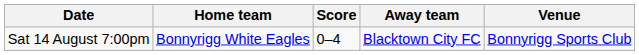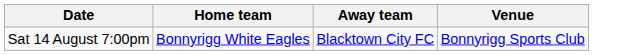- column: (336, 15)
